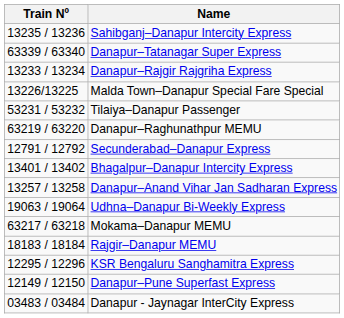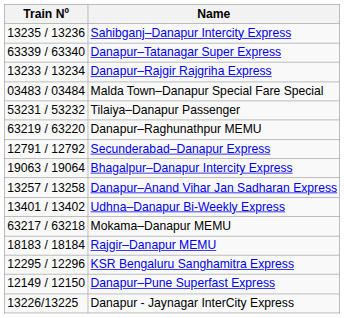(43, 91) 13226/13225 -> (46, 91) 03483 / 03484
(46, 168) 13401 / 13402 -> (46, 168) 19063 / 19064
(46, 206) 19063 / 19064 -> (46, 206) 13401 / 13402
(46, 303) 03483 / 03484 -> (43, 303) 13226/13225
